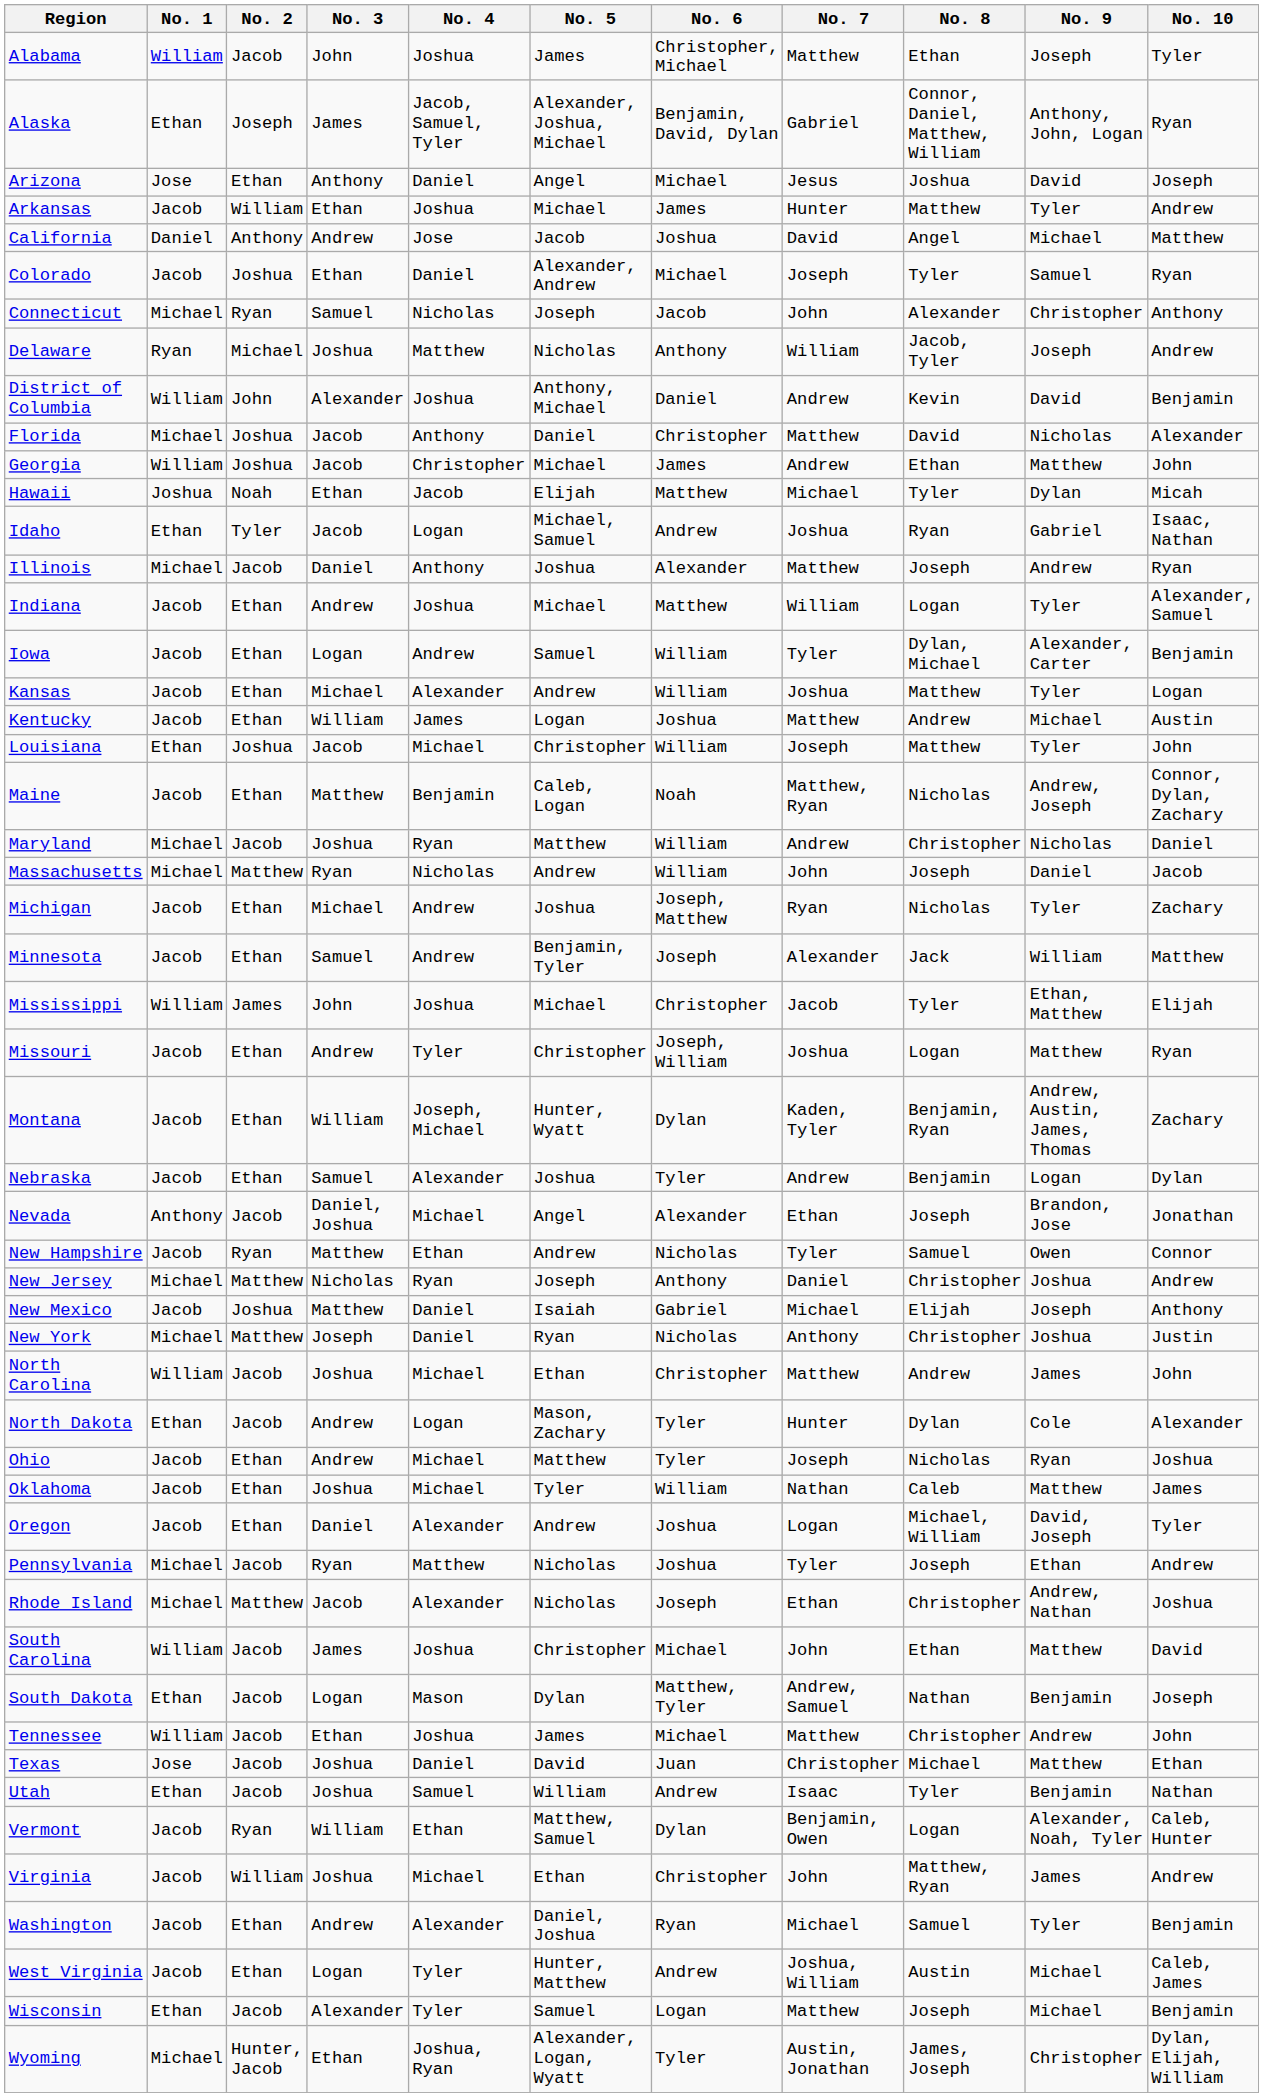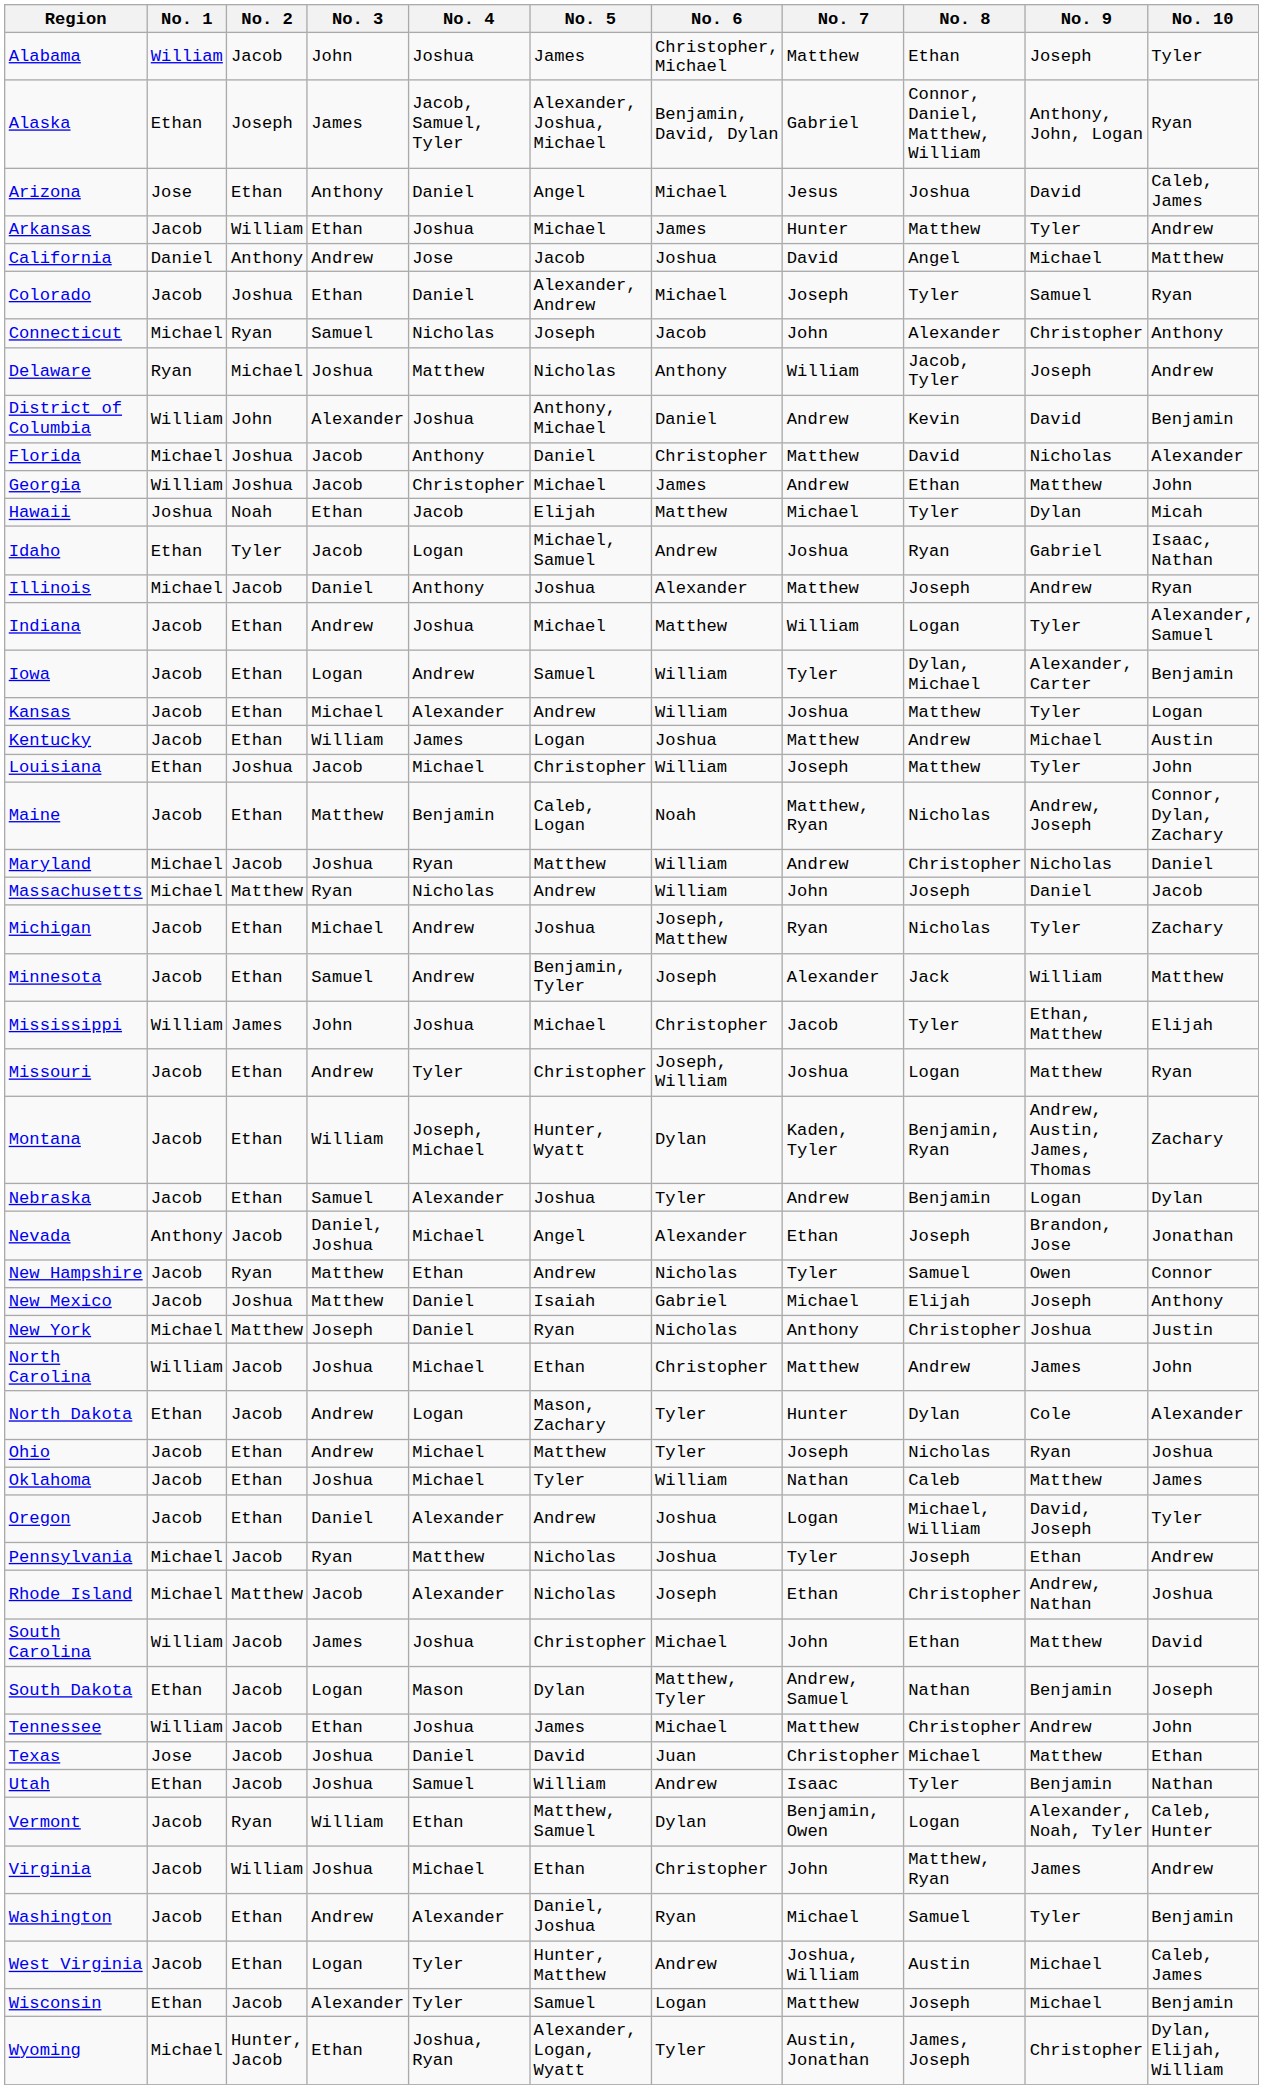(1182, 182) Joseph -> (1182, 192) Caleb, James
- row: (60, 1282)
